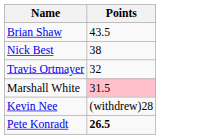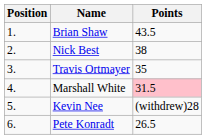+ column: (27, 13)
(95, 69) 32 -> (141, 69) 35
(100, 124) bold -> (145, 124) normal
